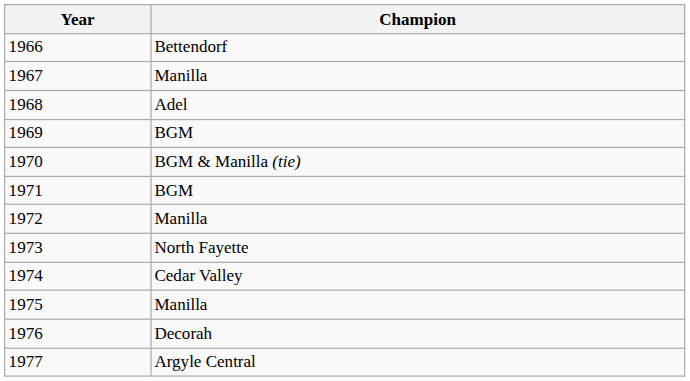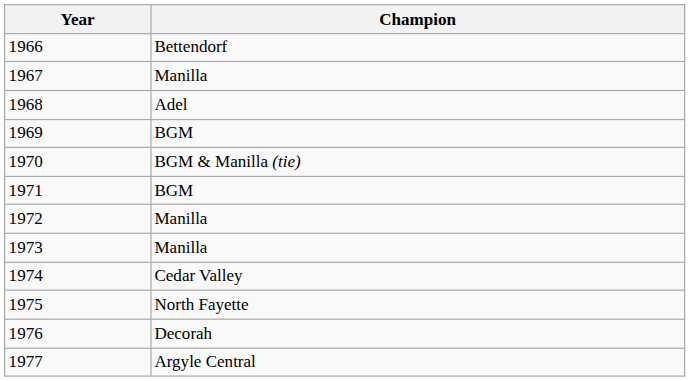(202, 247) North Fayette -> (181, 247) Manilla
(181, 304) Manilla -> (202, 304) North Fayette
